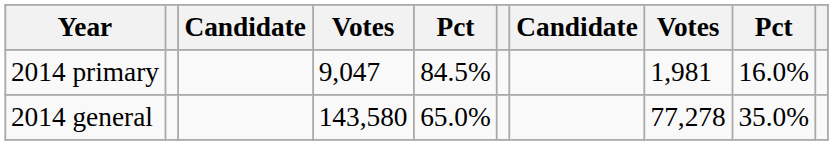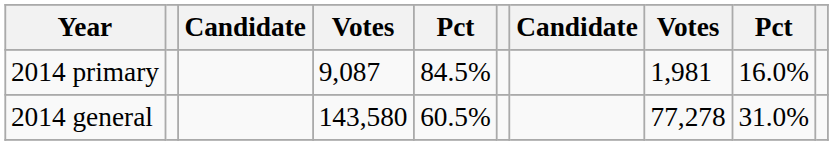(349, 72) 9,047 -> (349, 72) 9,087
(456, 117) 65.0% -> (456, 117) 60.5%
(774, 117) 35.0% -> (774, 117) 31.0%
